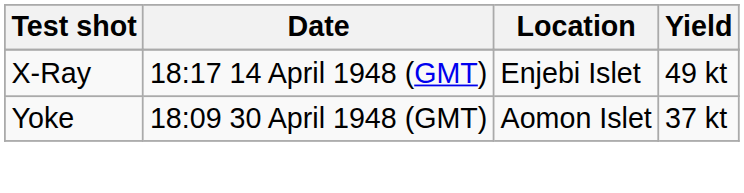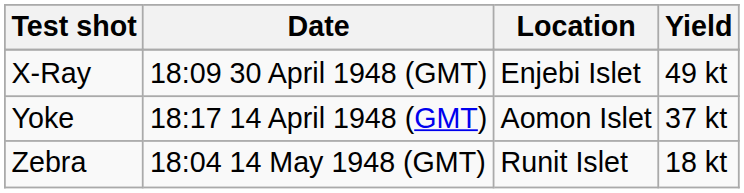(319, 72) 18:17 14 April 1948 (GMT) -> (319, 72) 18:09 30 April 1948 (GMT)
(319, 118) 18:09 30 April 1948 (GMT) -> (319, 118) 18:17 14 April 1948 (GMT)
+ row: (49, 163)
